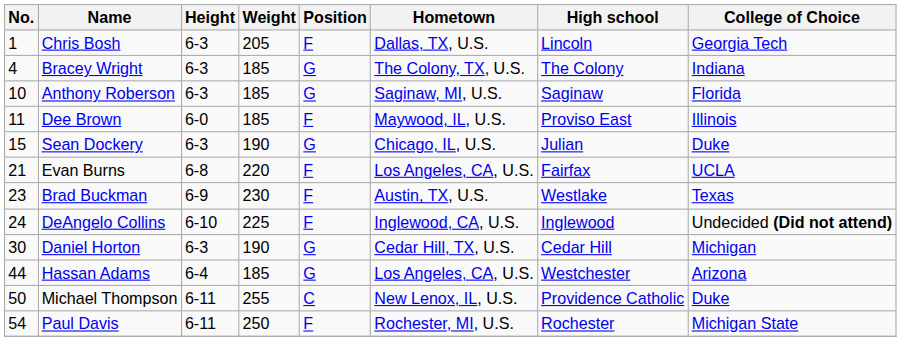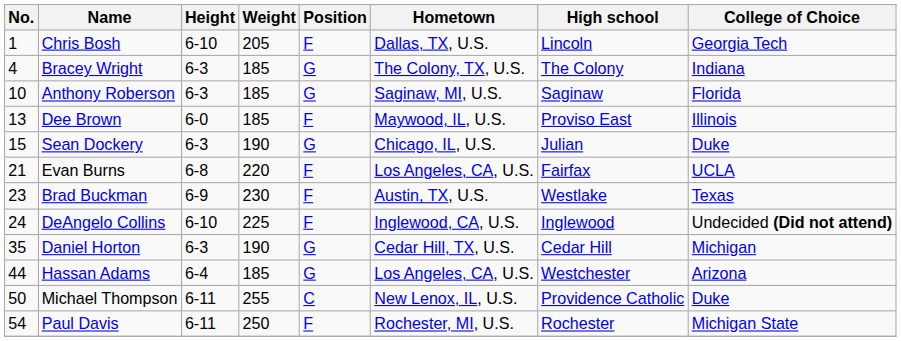(197, 43) 6-3 -> (201, 43) 6-10
(17, 119) 11 -> (17, 119) 13
(17, 247) 30 -> (17, 247) 35
